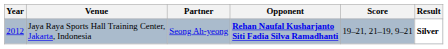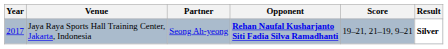(15, 31) 2012 -> (15, 31) 2017
